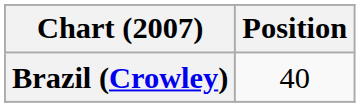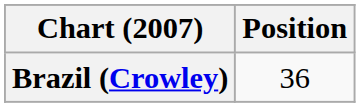(295, 76) 40 -> (295, 76) 36
